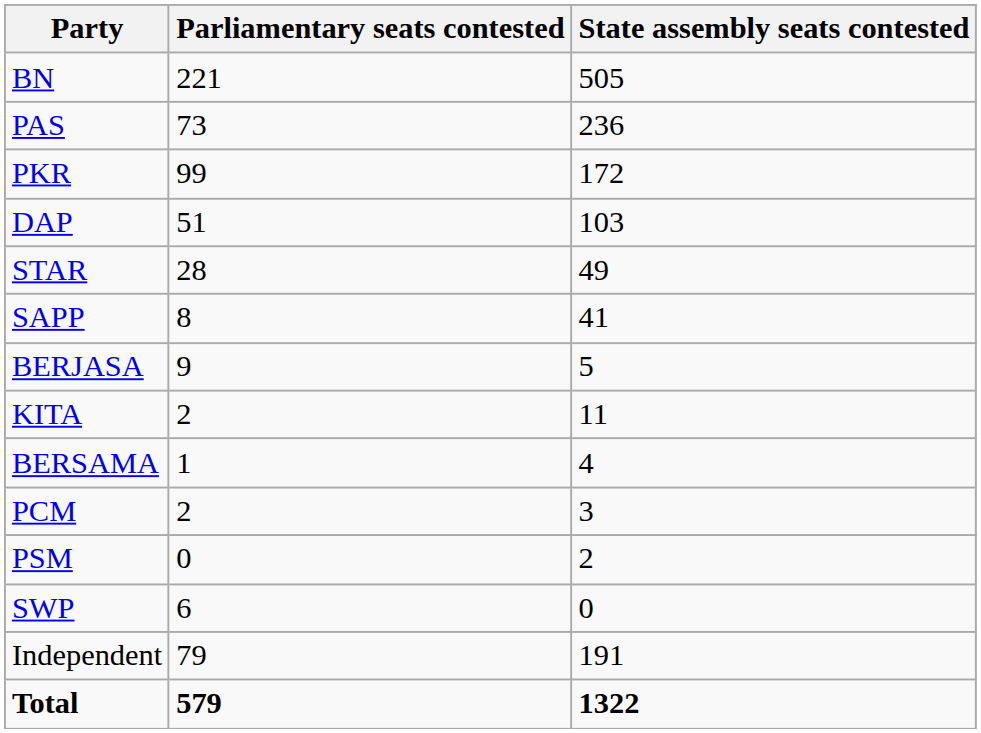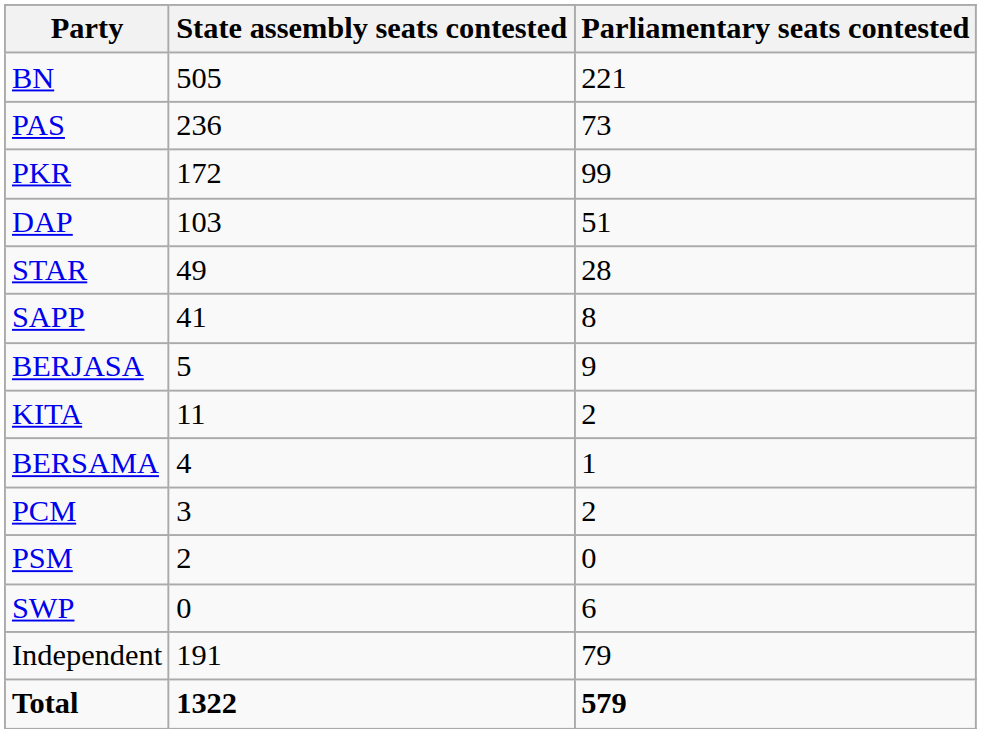columns swapped: (370, 28) <-> (774, 28)
